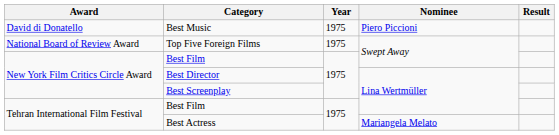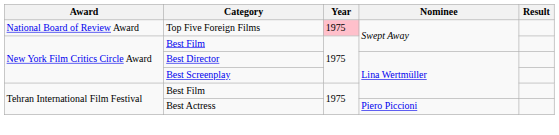- row: (45, 28)
(336, 43) no background -> (336, 28) pink background
(399, 122) Mariangela Melato -> (389, 106) Piero Piccioni
